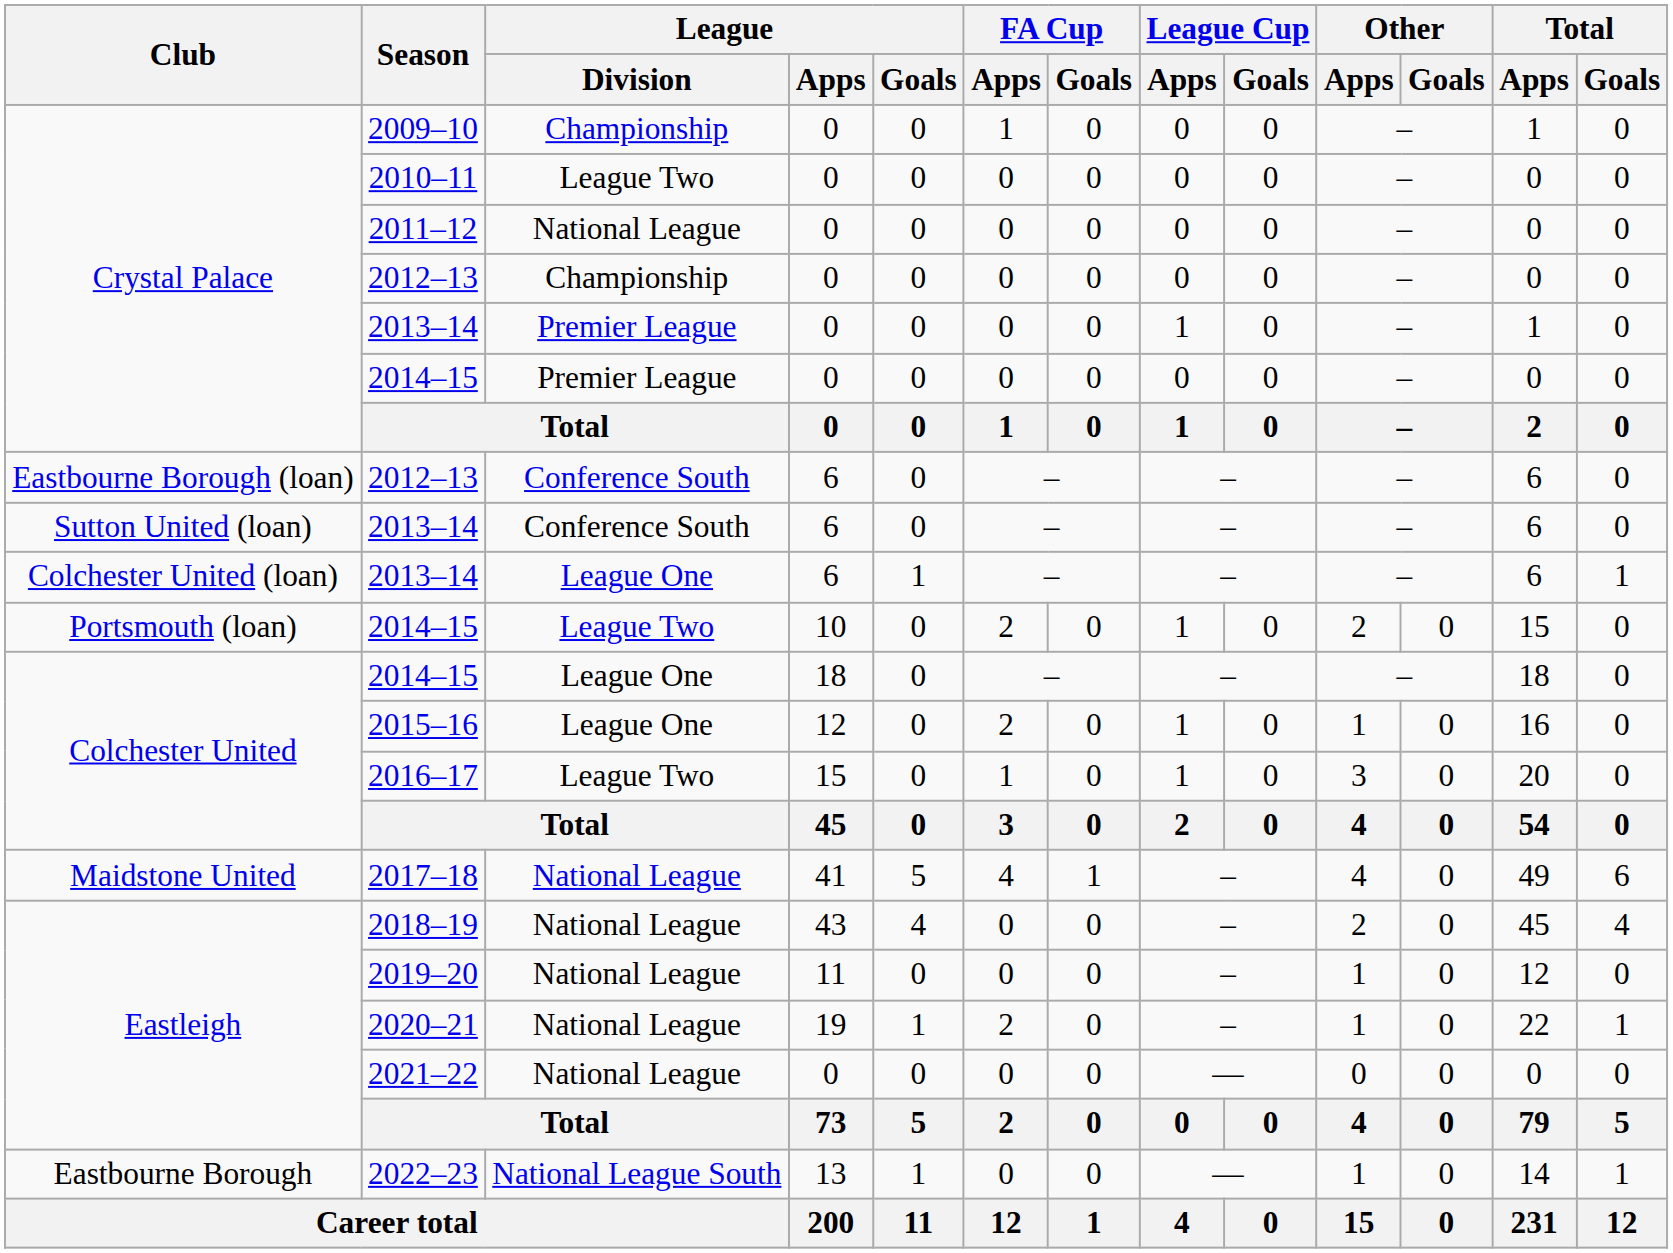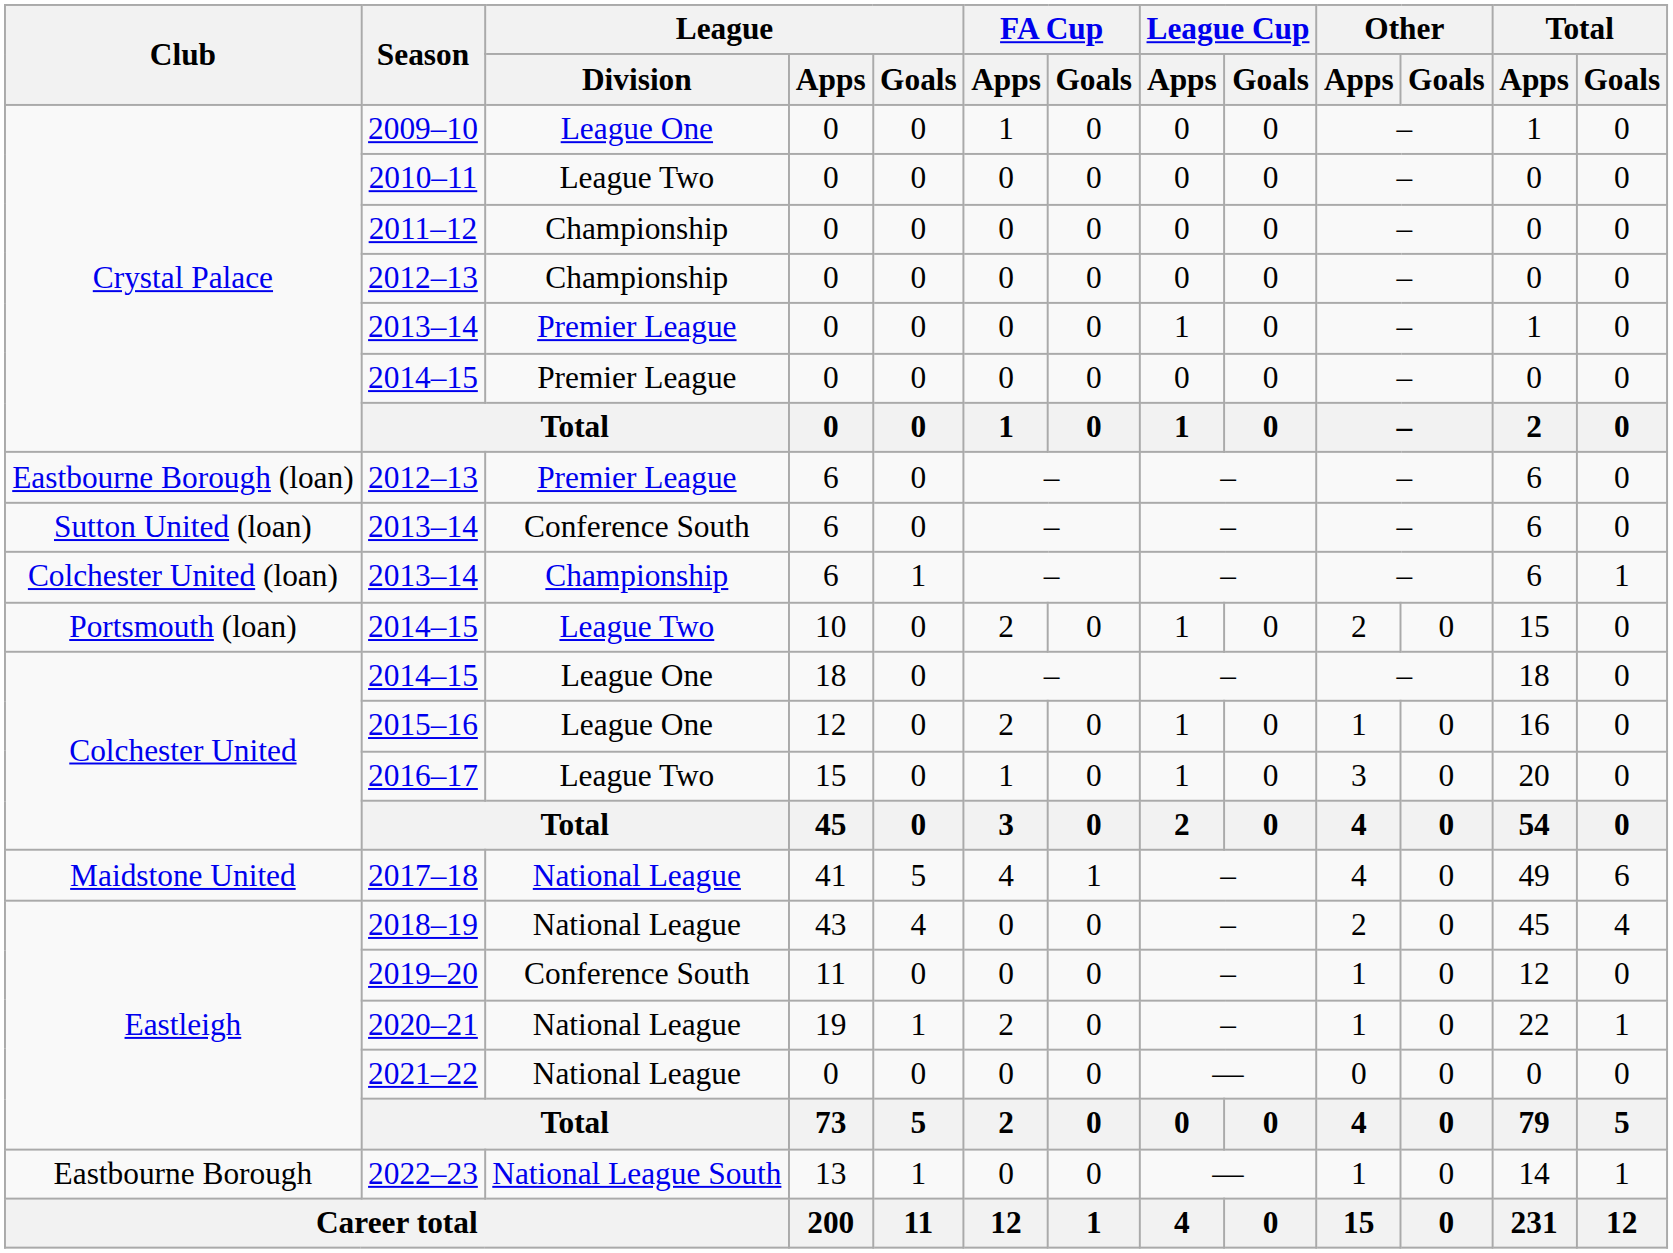(637, 128) Championship -> (637, 128) League One
(637, 228) National League -> (637, 228) Championship
(637, 476) Conference South -> (637, 476) Premier League
(637, 576) League One -> (637, 576) Championship
(637, 974) National League -> (637, 974) Conference South
